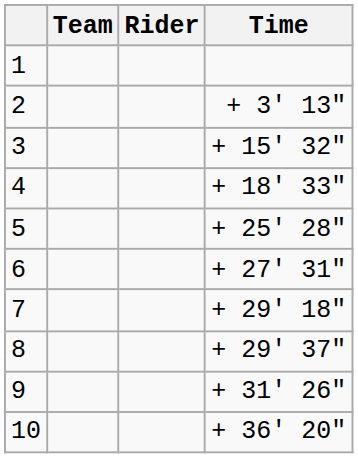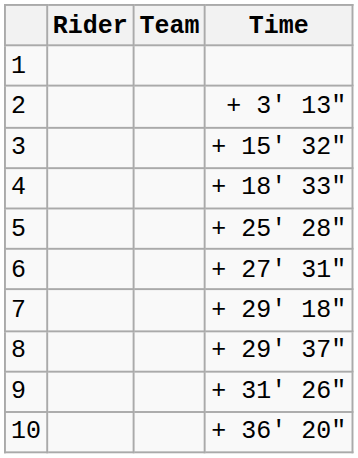columns swapped: (162, 25) <-> (83, 25)
